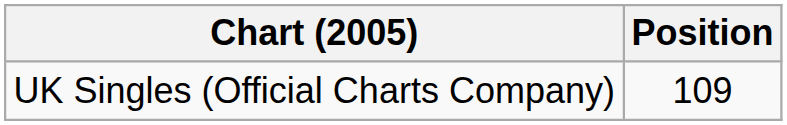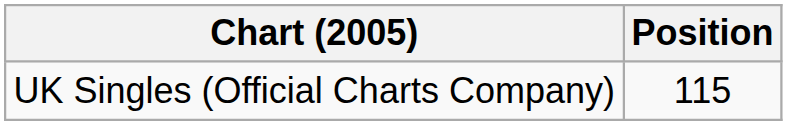(703, 90) 109 -> (703, 90) 115
